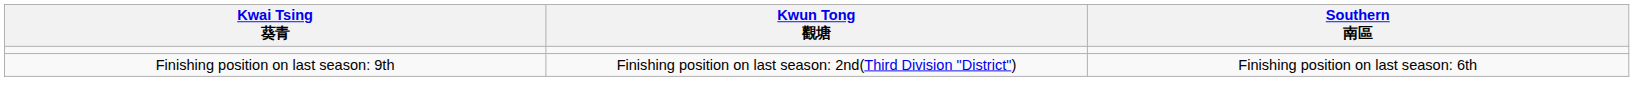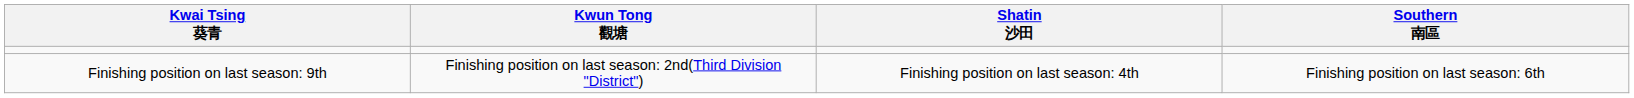+ column: (1019, 24)
